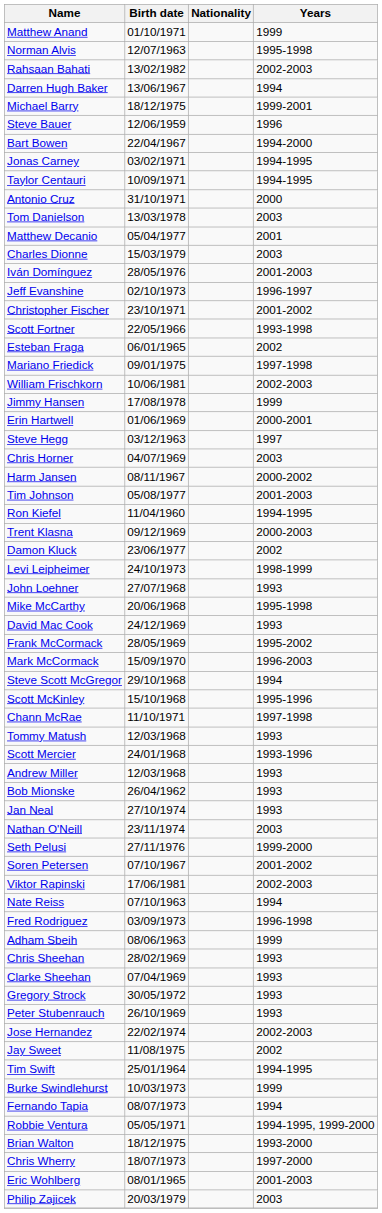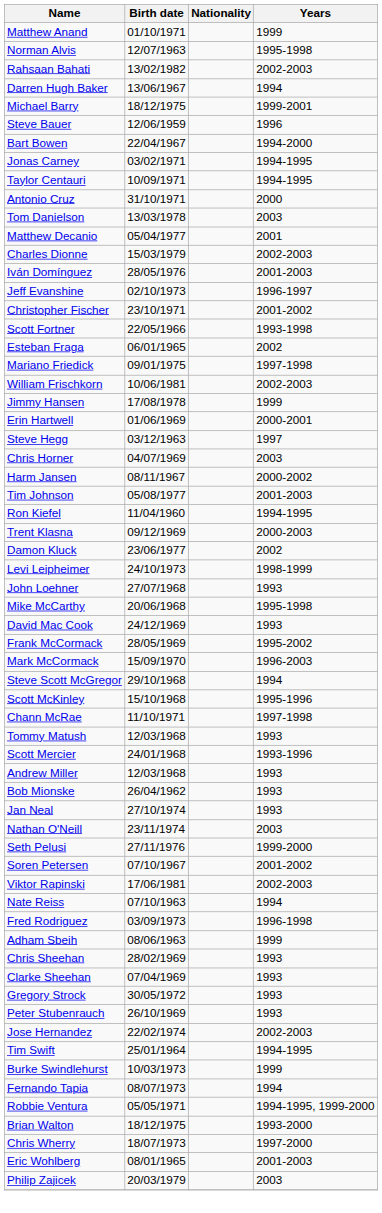(269, 254) 2003 -> (284, 254) 2002-2003
- row: (34, 1051)
